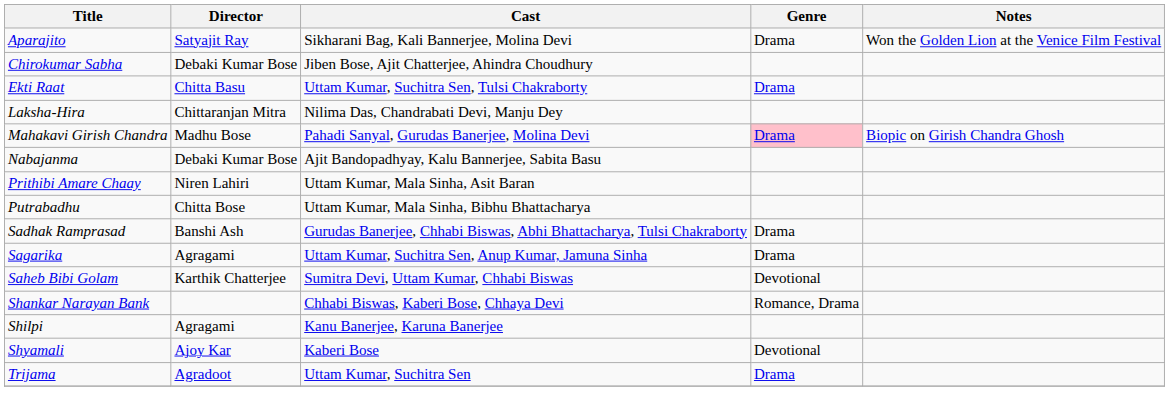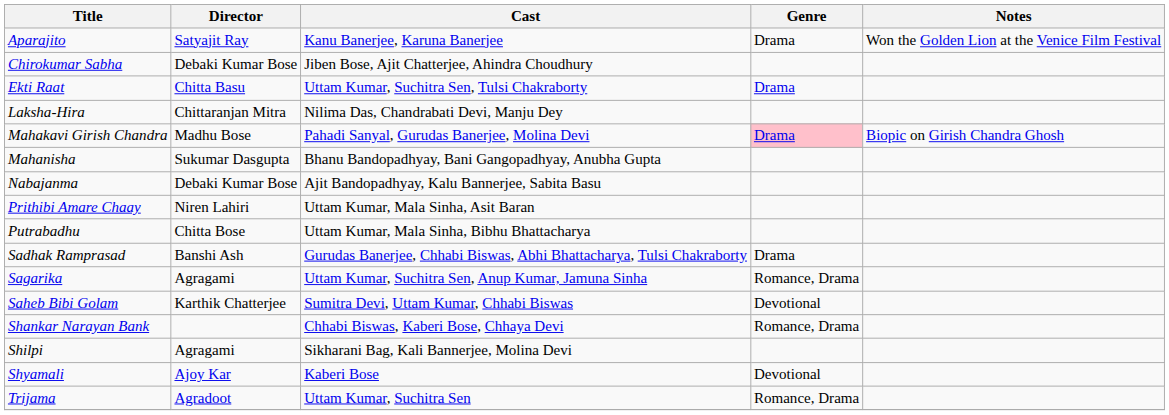(438, 40) Sikharani Bag, Kali Bannerjee, Molina Devi -> (404, 40) Kanu Banerjee, Karuna Banerjee
+ row: (42, 159)
(774, 254) Drama -> (807, 278) Romance, Drama
(404, 326) Kanu Banerjee, Karuna Banerjee -> (438, 350) Sikharani Bag, Kali Bannerjee, Molina Devi
(774, 374) Drama -> (807, 398) Romance, Drama
